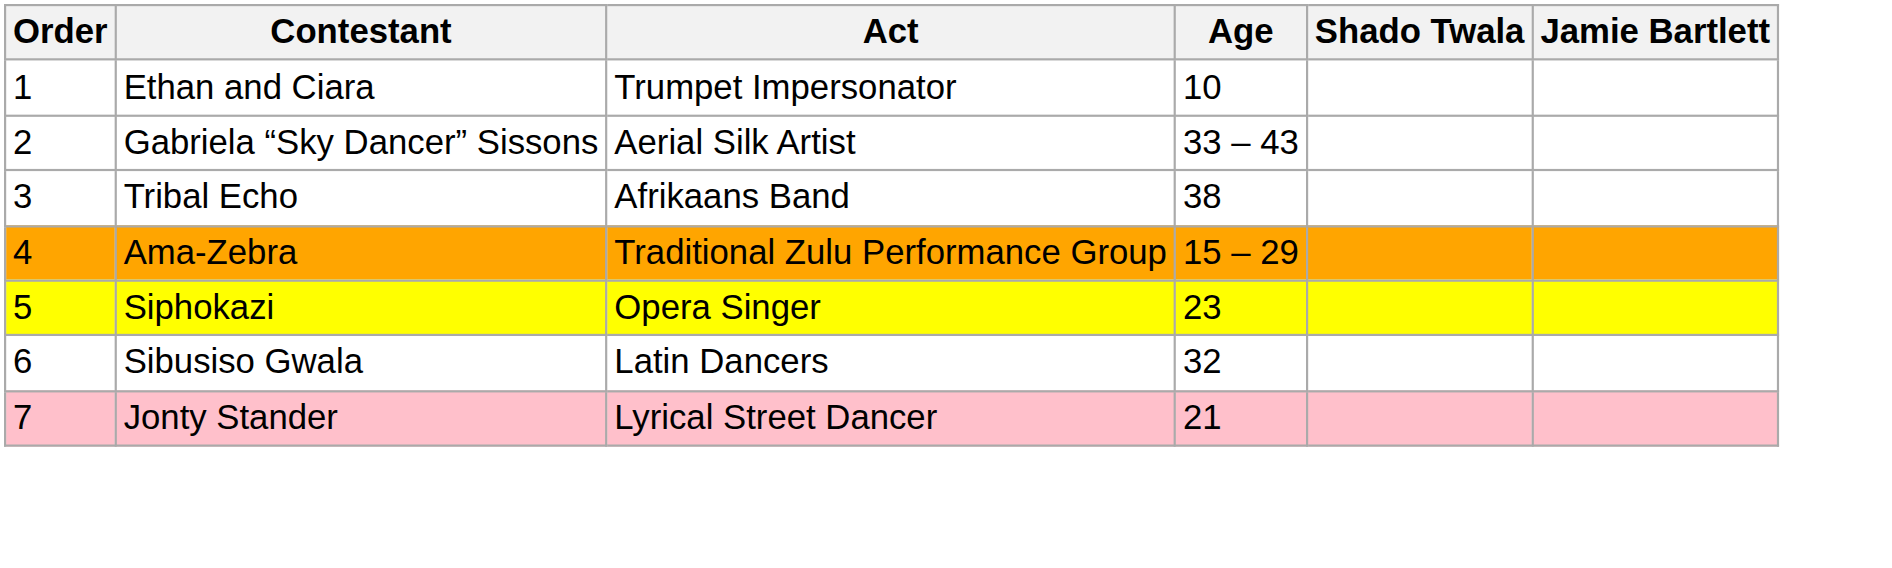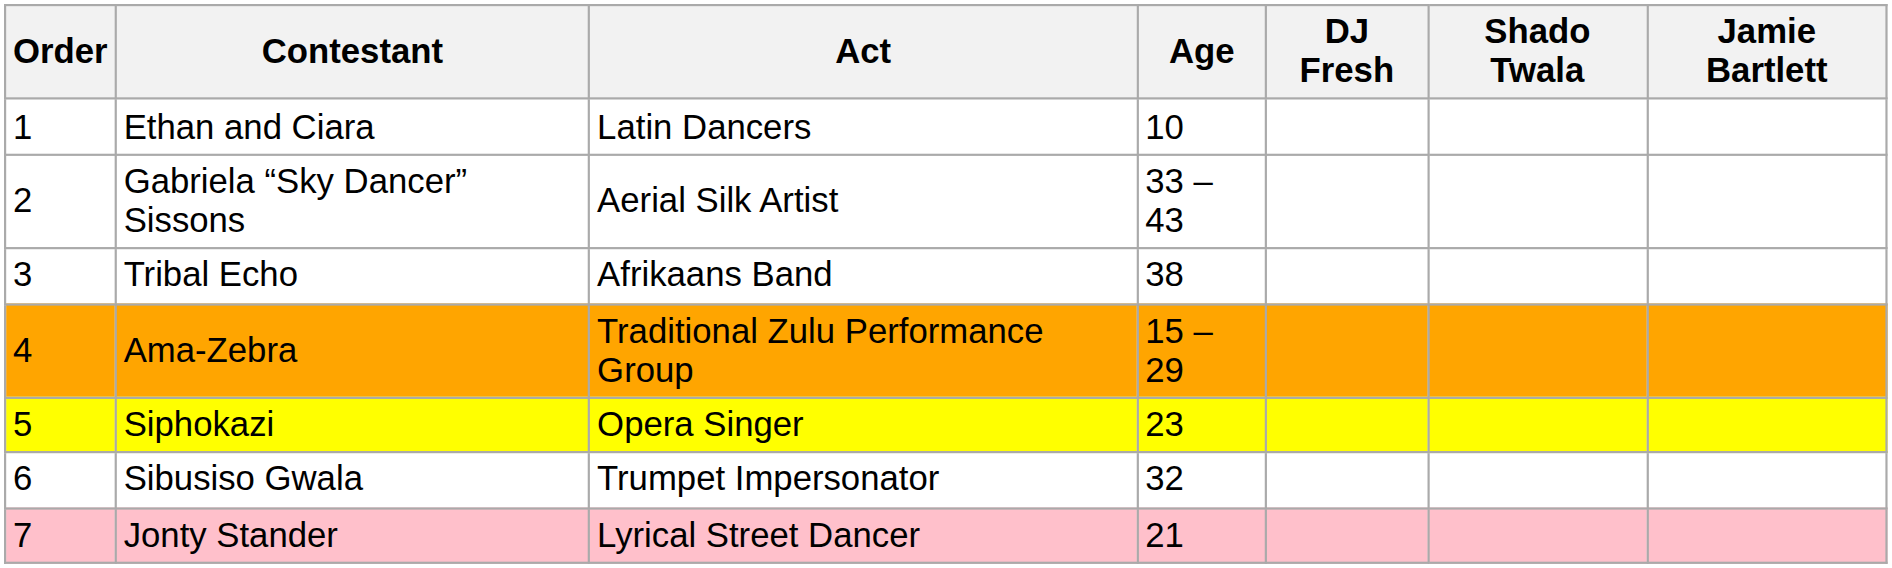+ column: (1347, 51)
(785, 87) Trumpet Impersonator -> (704, 126) Latin Dancers
(721, 362) Latin Dancers -> (768, 479) Trumpet Impersonator
